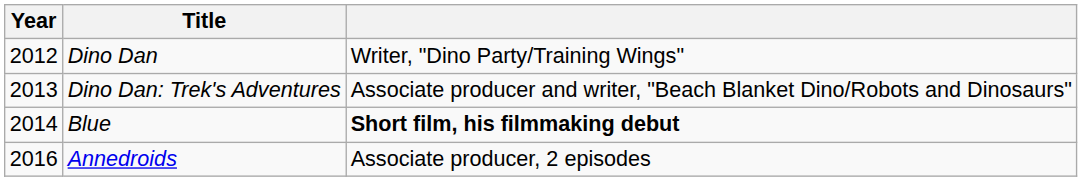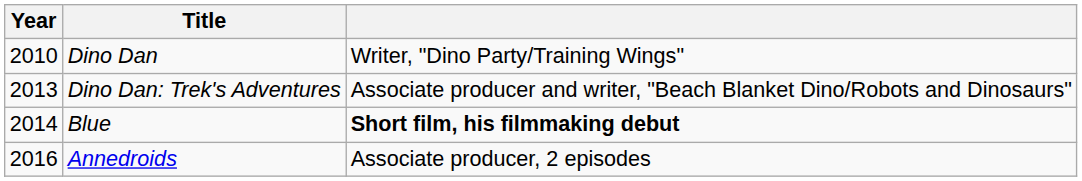(34, 55) 2012 -> (34, 55) 2010
